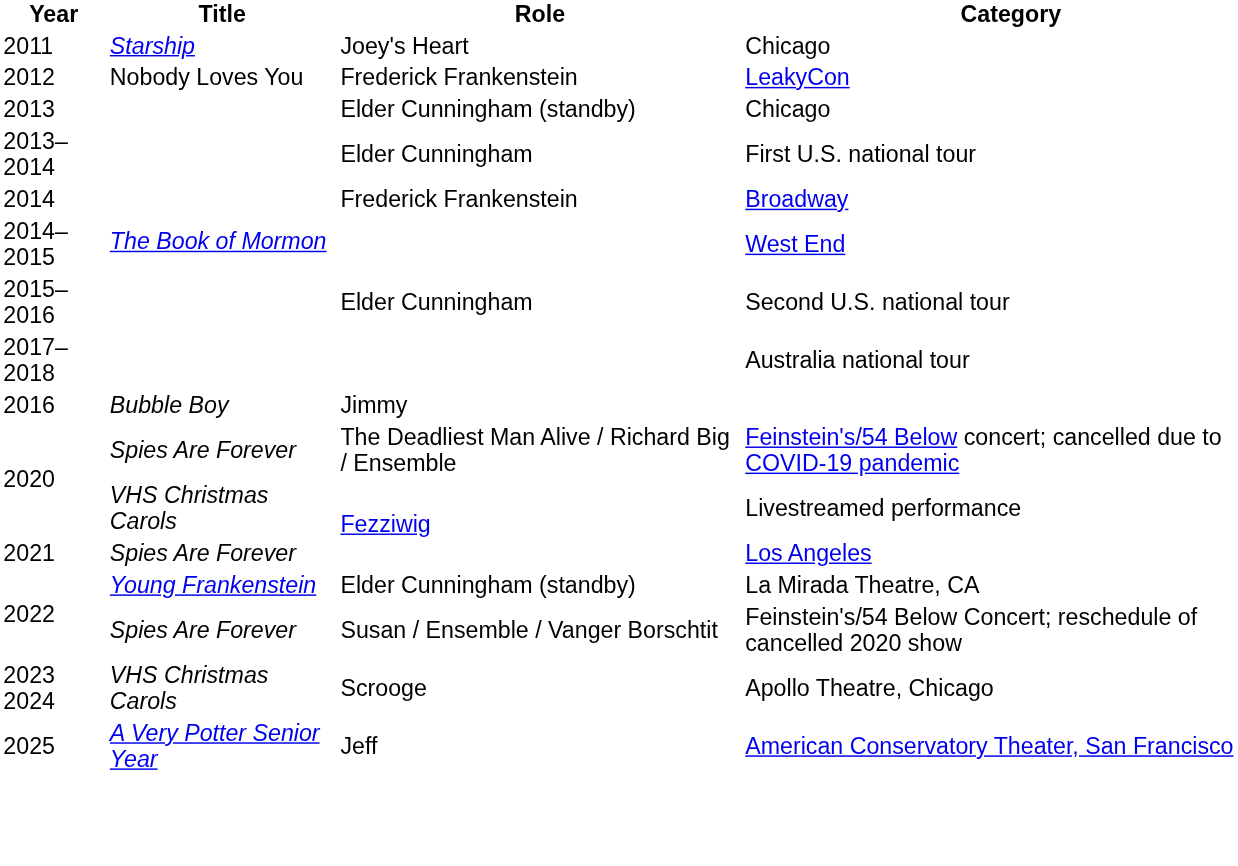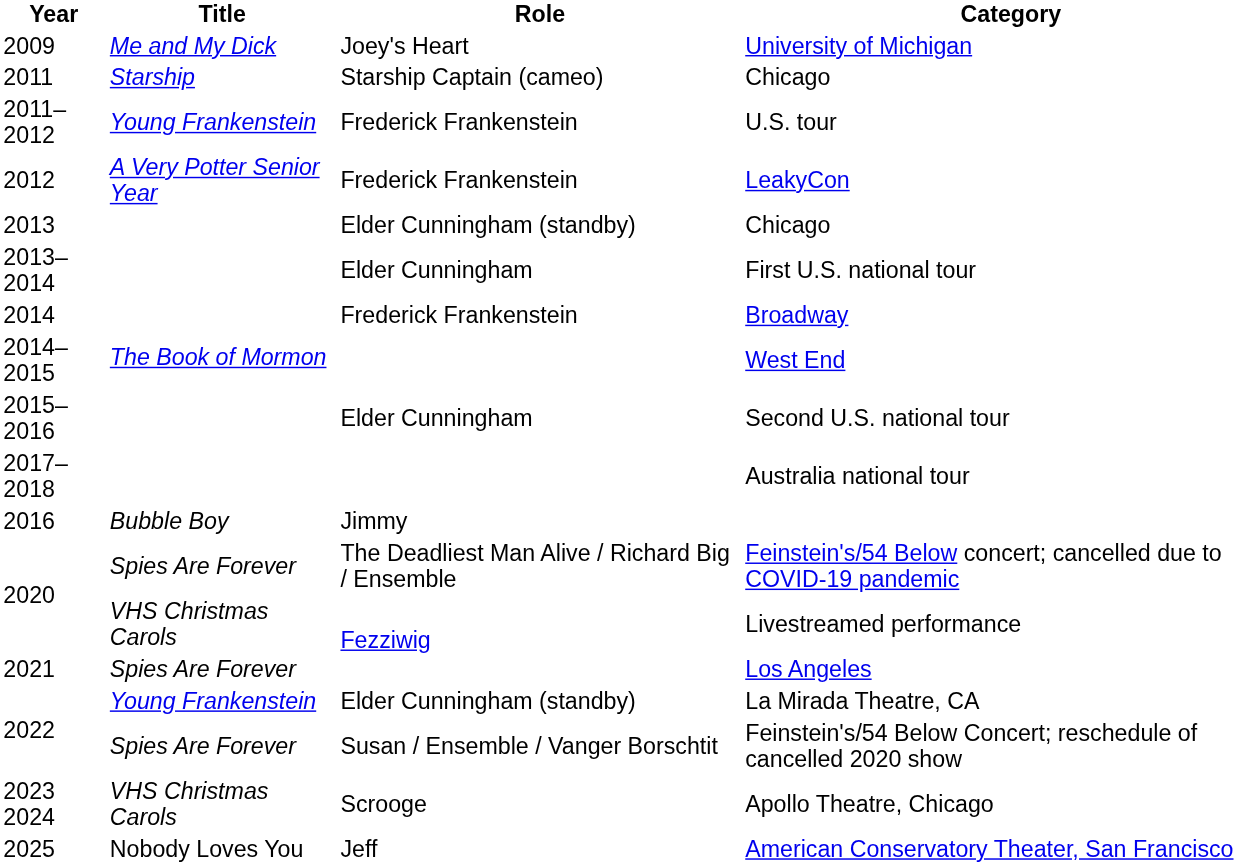+ row: (29, 46)
(405, 46) Joey's Heart -> (472, 77) Starship Captain (cameo)
+ row: (35, 122)
(207, 77) Nobody Loves You -> (215, 180) A Very Potter Senior Year
(215, 746) A Very Potter Senior Year -> (207, 849) Nobody Loves You
